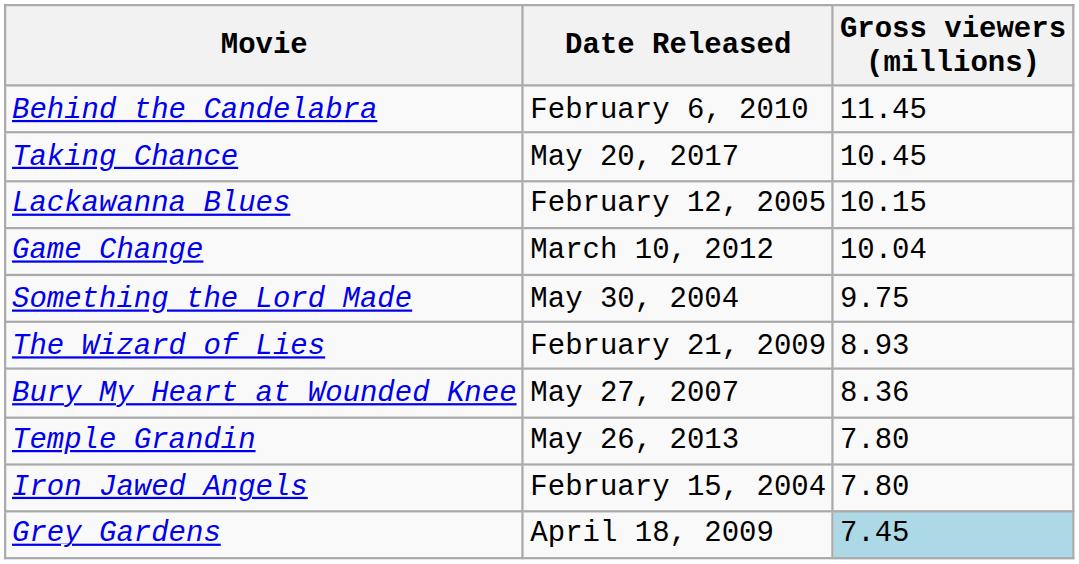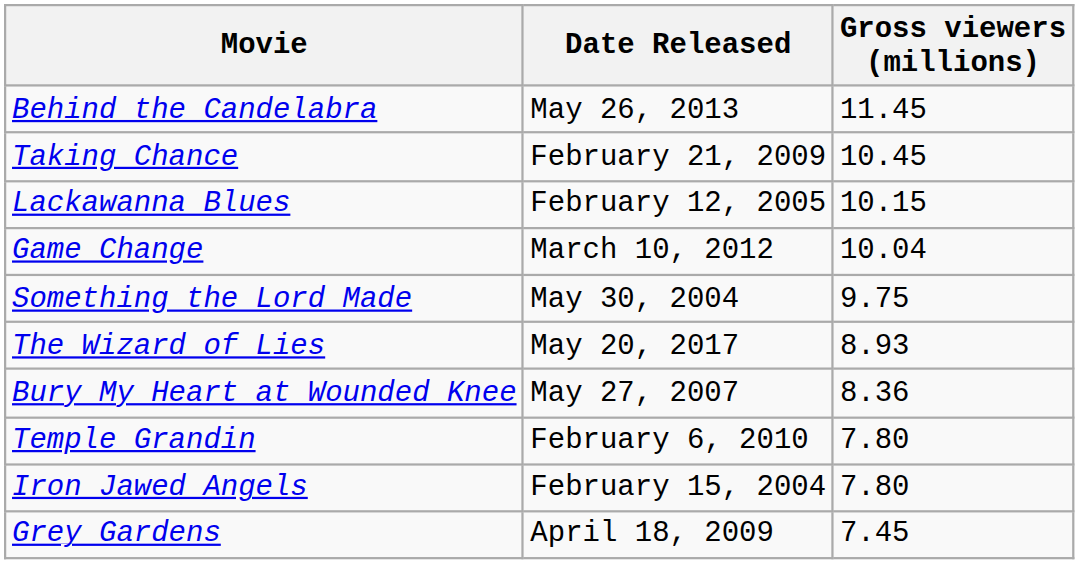(670, 109) February 6, 2010 -> (635, 109) May 26, 2013
(635, 157) May 20, 2017 -> (678, 157) February 21, 2009
(678, 346) February 21, 2009 -> (635, 346) May 20, 2017
(635, 440) May 26, 2013 -> (670, 440) February 6, 2010
(875, 535) lightblue background -> (875, 535) no background
